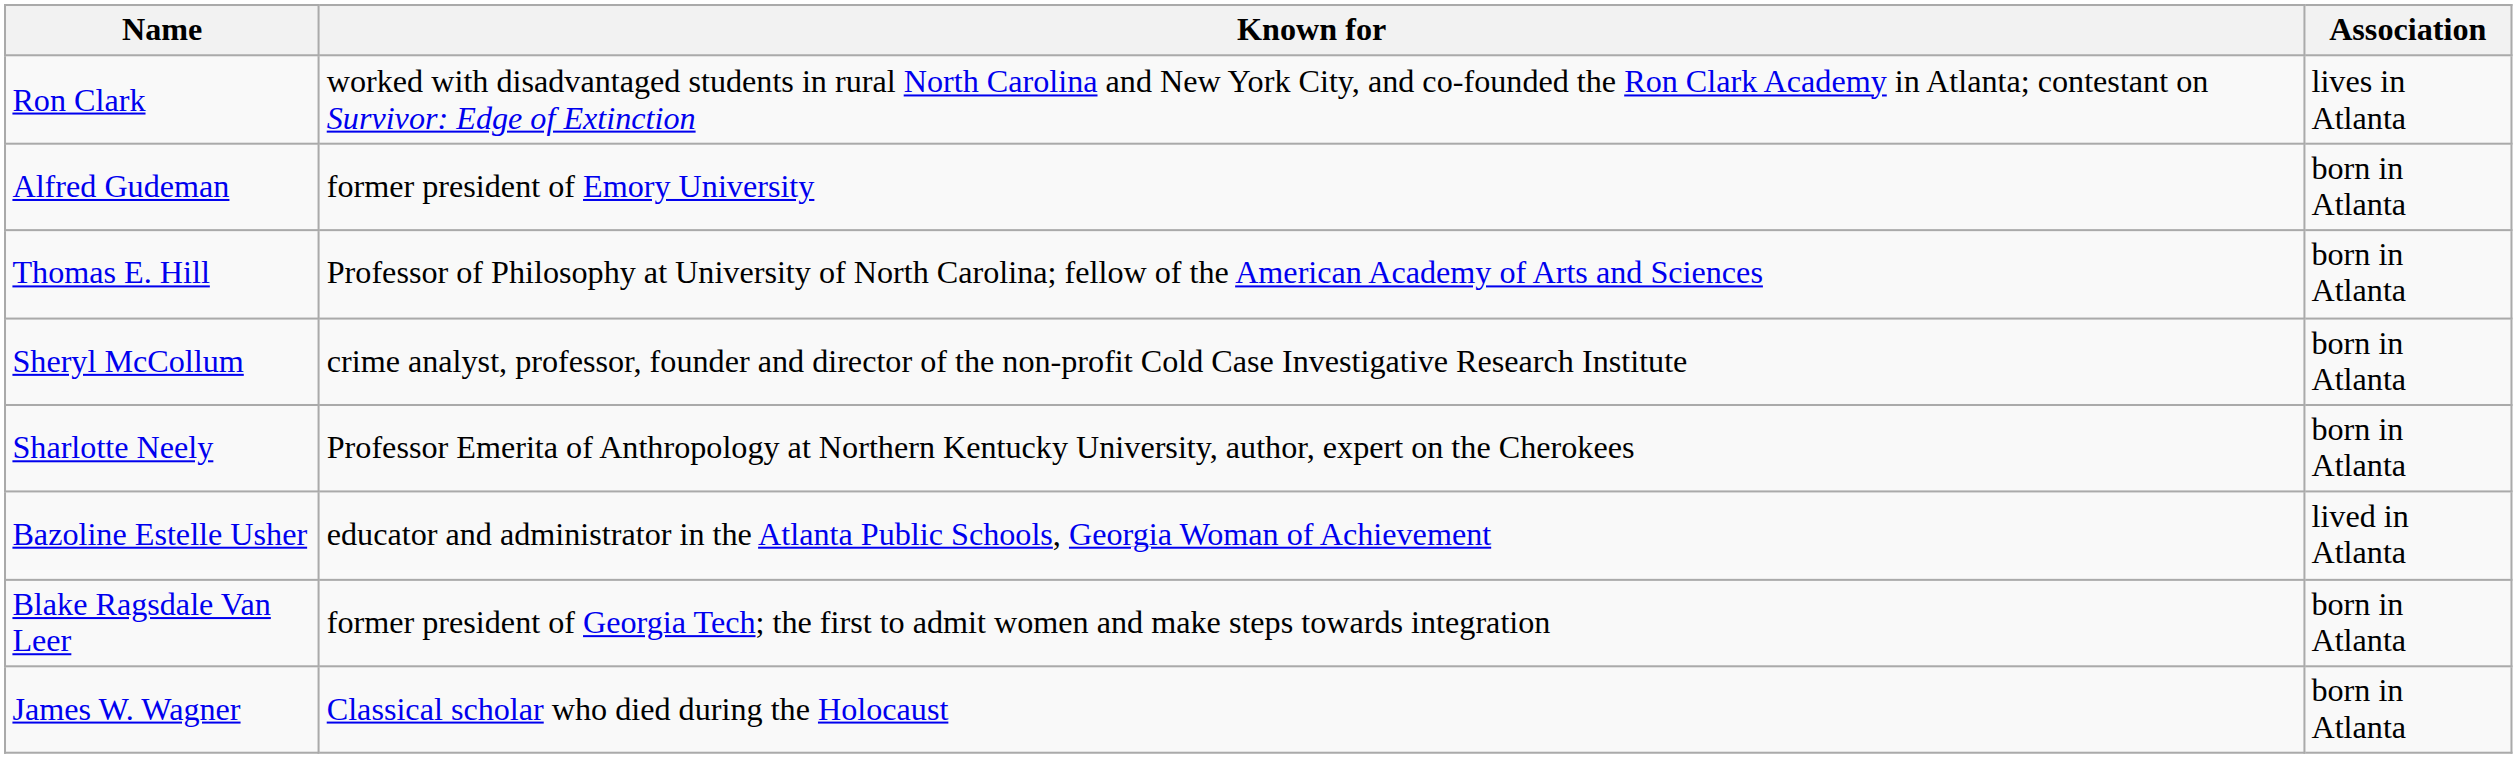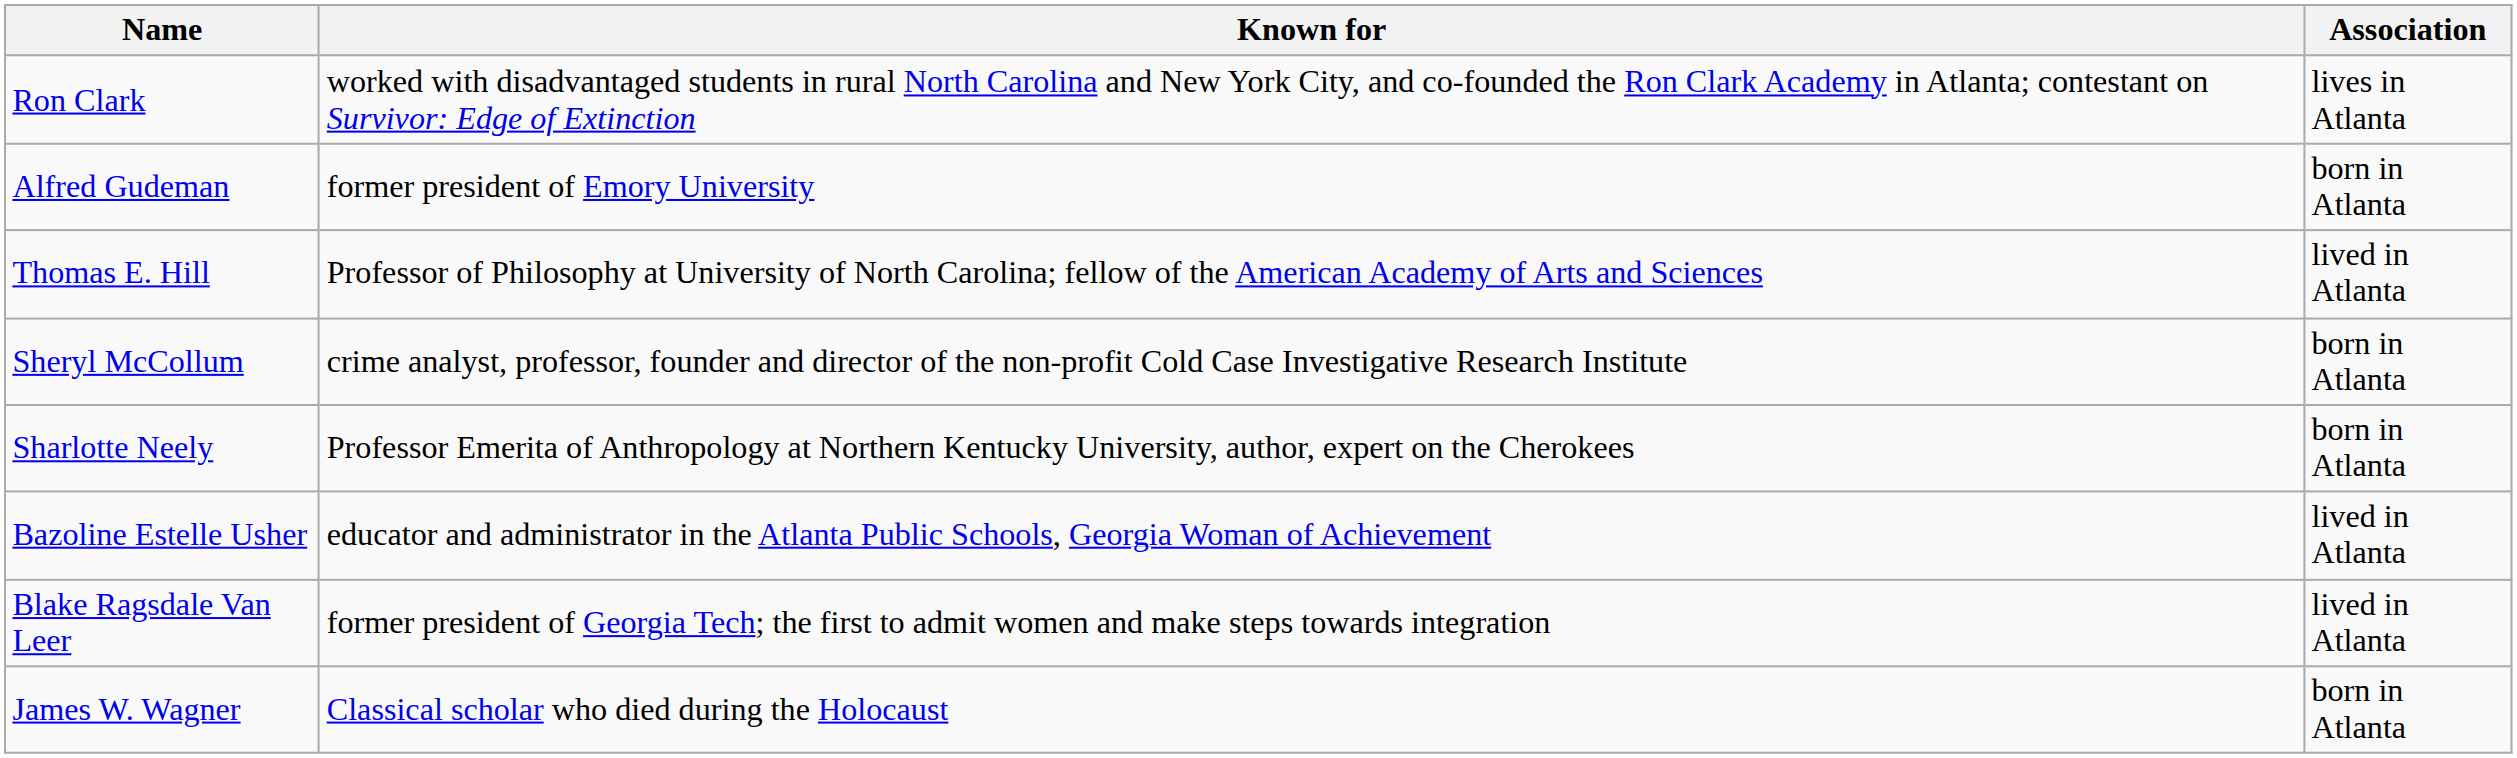(2359, 273) born in Atlanta -> (2360, 273) lived in Atlanta
(2359, 622) born in Atlanta -> (2360, 622) lived in Atlanta
